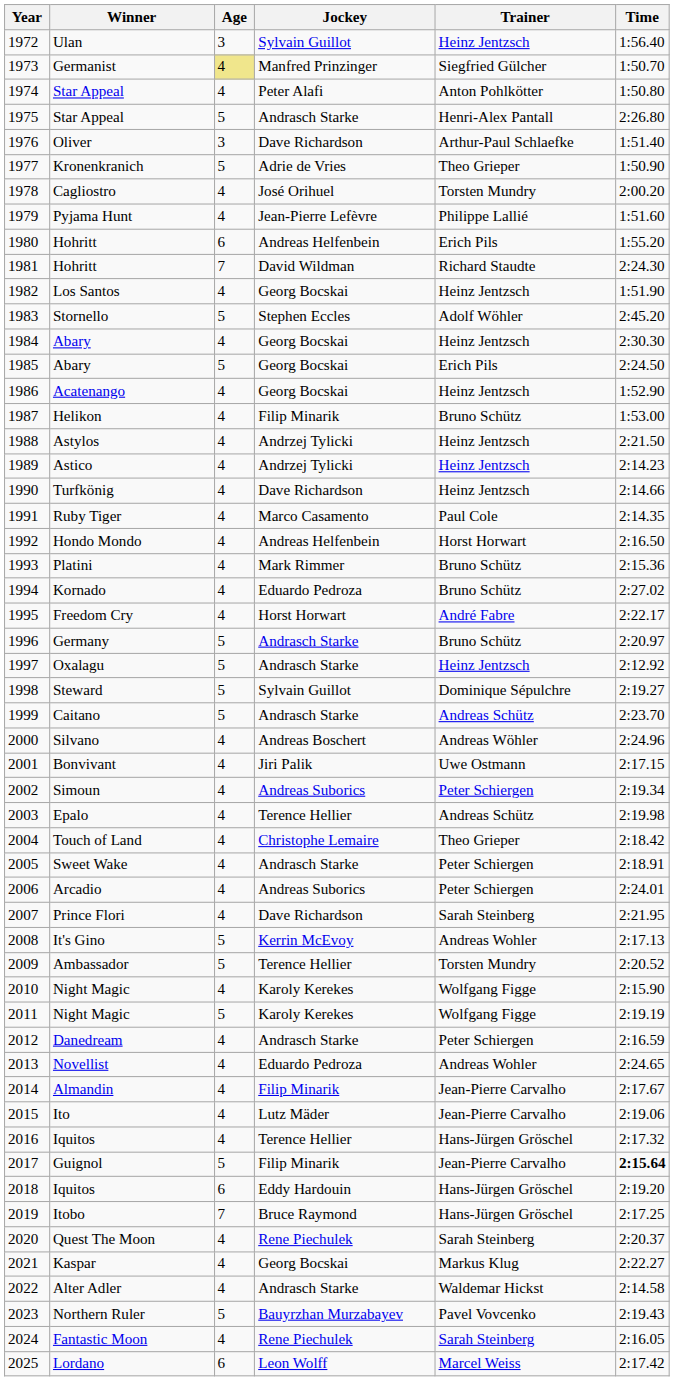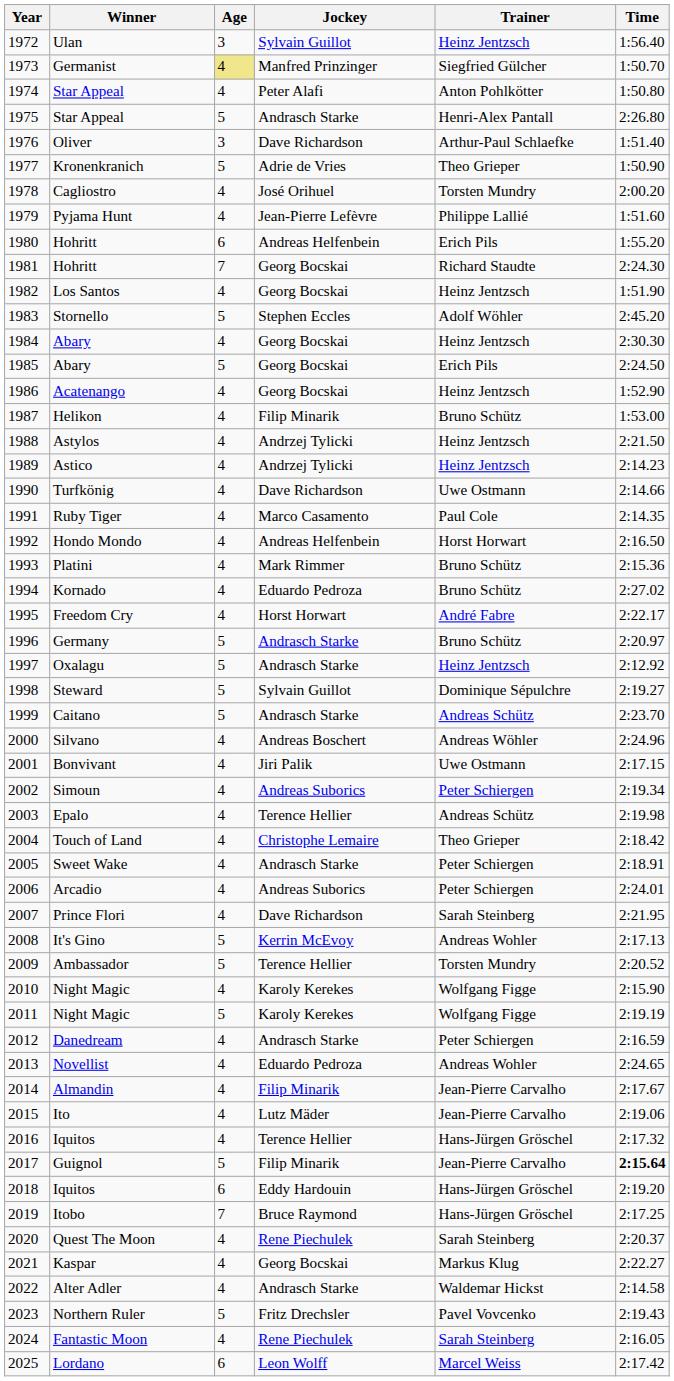(306, 266) David Wildman -> (303, 266) Georg Bocskai
(484, 491) Heinz Jentzsch -> (482, 491) Uwe Ostmann
(331, 1314) Bauyrzhan Murzabayev -> (304, 1314) Fritz Drechsler
